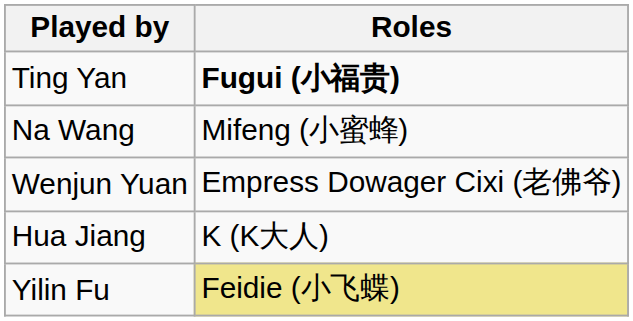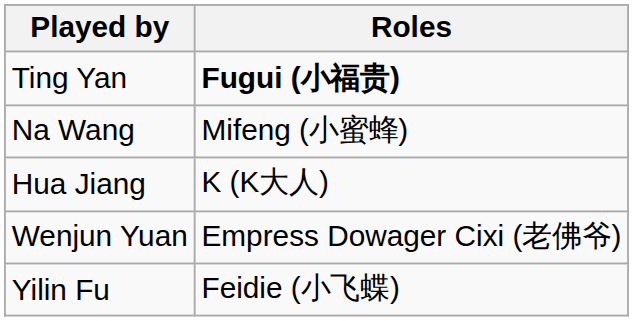rows swapped: (100, 183) <-> (79, 236)
(301, 288) khaki background -> (301, 288) no background
